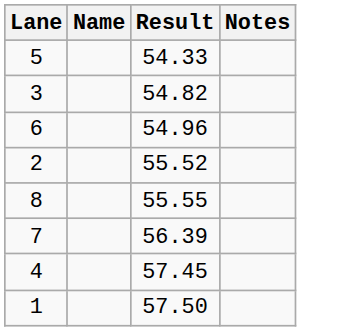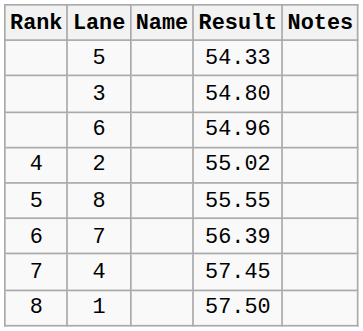+ column: (36, 23)
(175, 94) 54.82 -> (238, 94) 54.80
(175, 165) 55.52 -> (238, 165) 55.02
